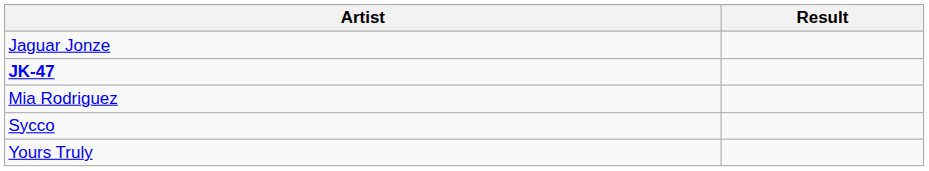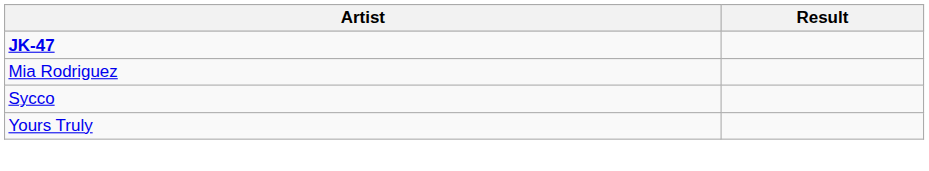- row: (59, 44)
